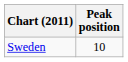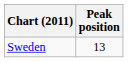(99, 47) 10 -> (99, 47) 13
